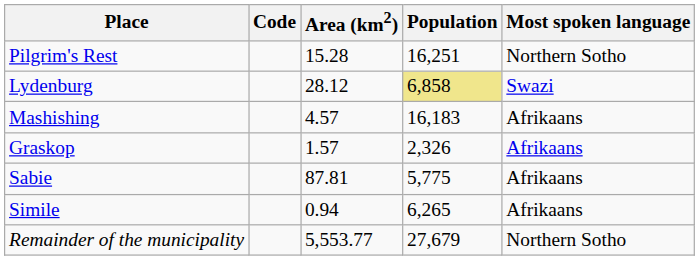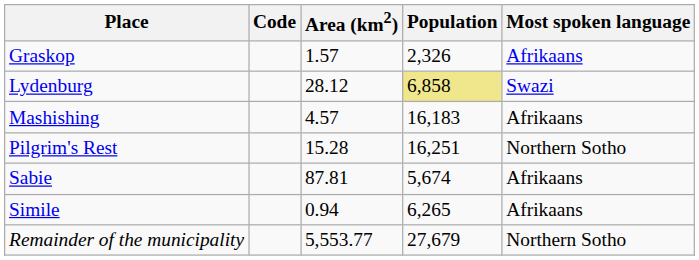rows swapped: (42, 147) <-> (63, 55)
(429, 178) 5,775 -> (429, 178) 5,674
